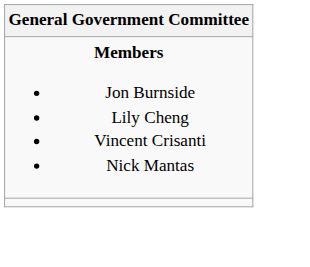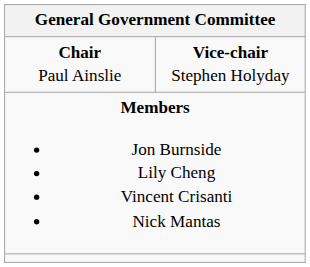+ row: (80, 64)
